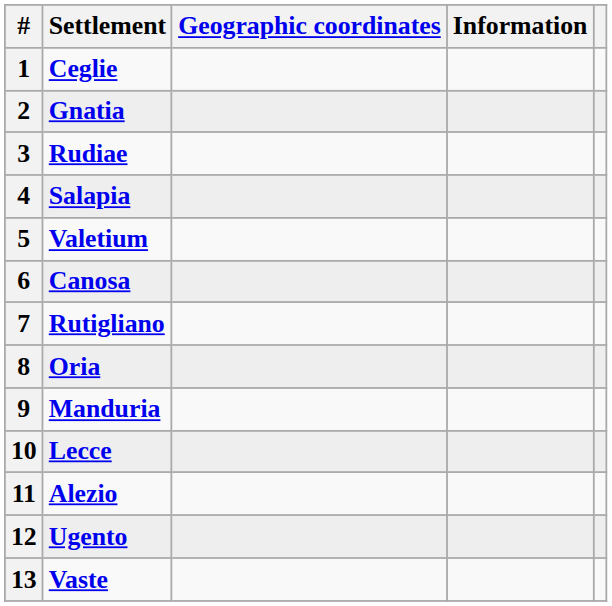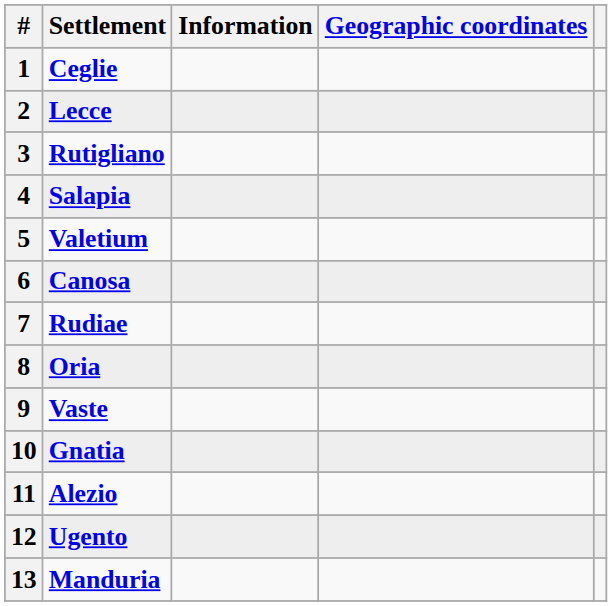columns swapped: (520, 26) <-> (309, 26)
(87, 111) Gnatia -> (80, 111) Lecce
(88, 153) Rudiae -> (107, 153) Rutigliano
(107, 323) Rutigliano -> (88, 323) Rudiae
(105, 408) Manduria -> (78, 408) Vaste
(80, 451) Lecce -> (87, 451) Gnatia
(78, 578) Vaste -> (105, 578) Manduria
